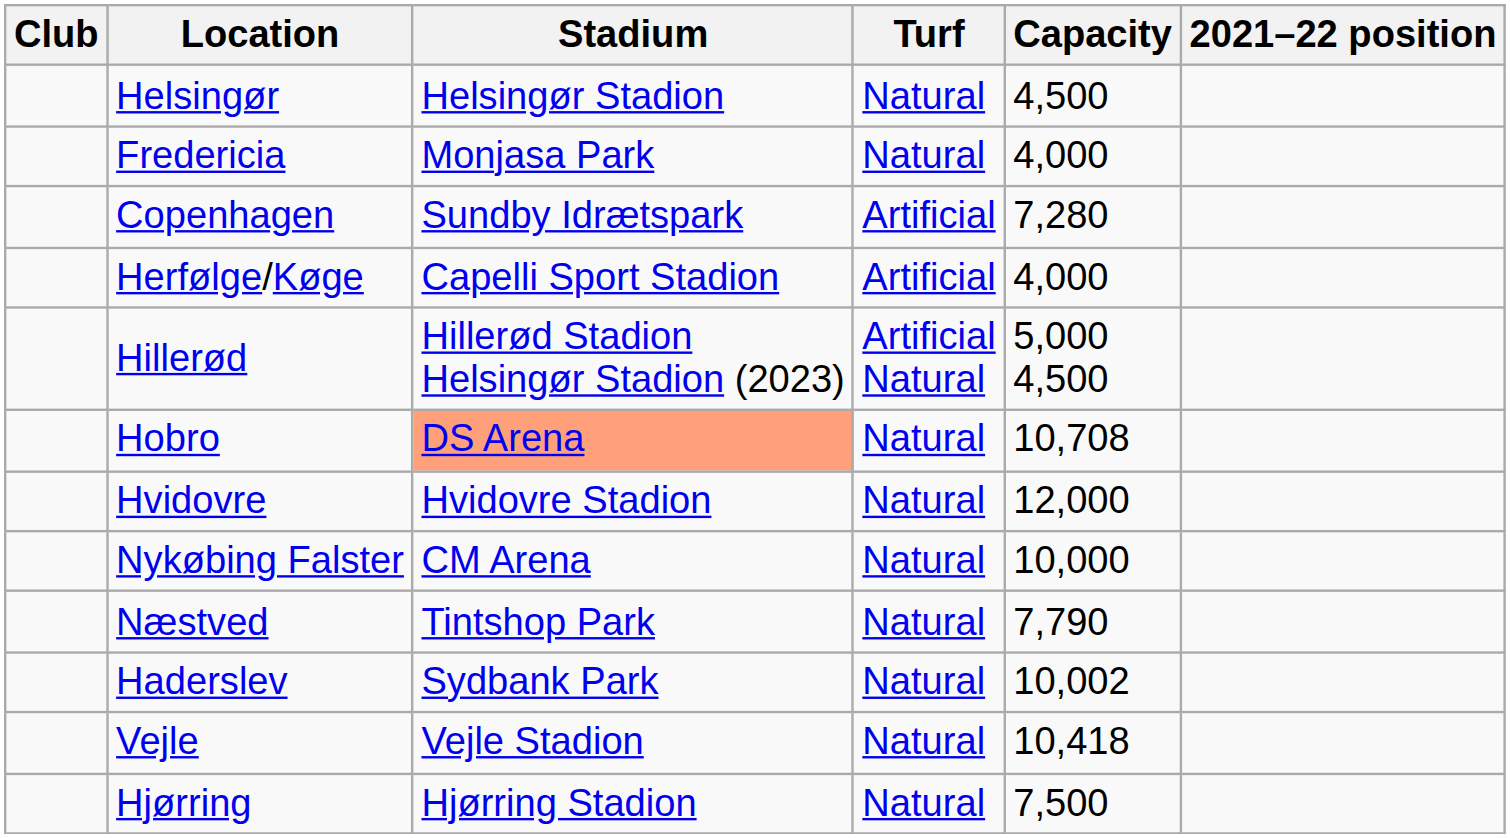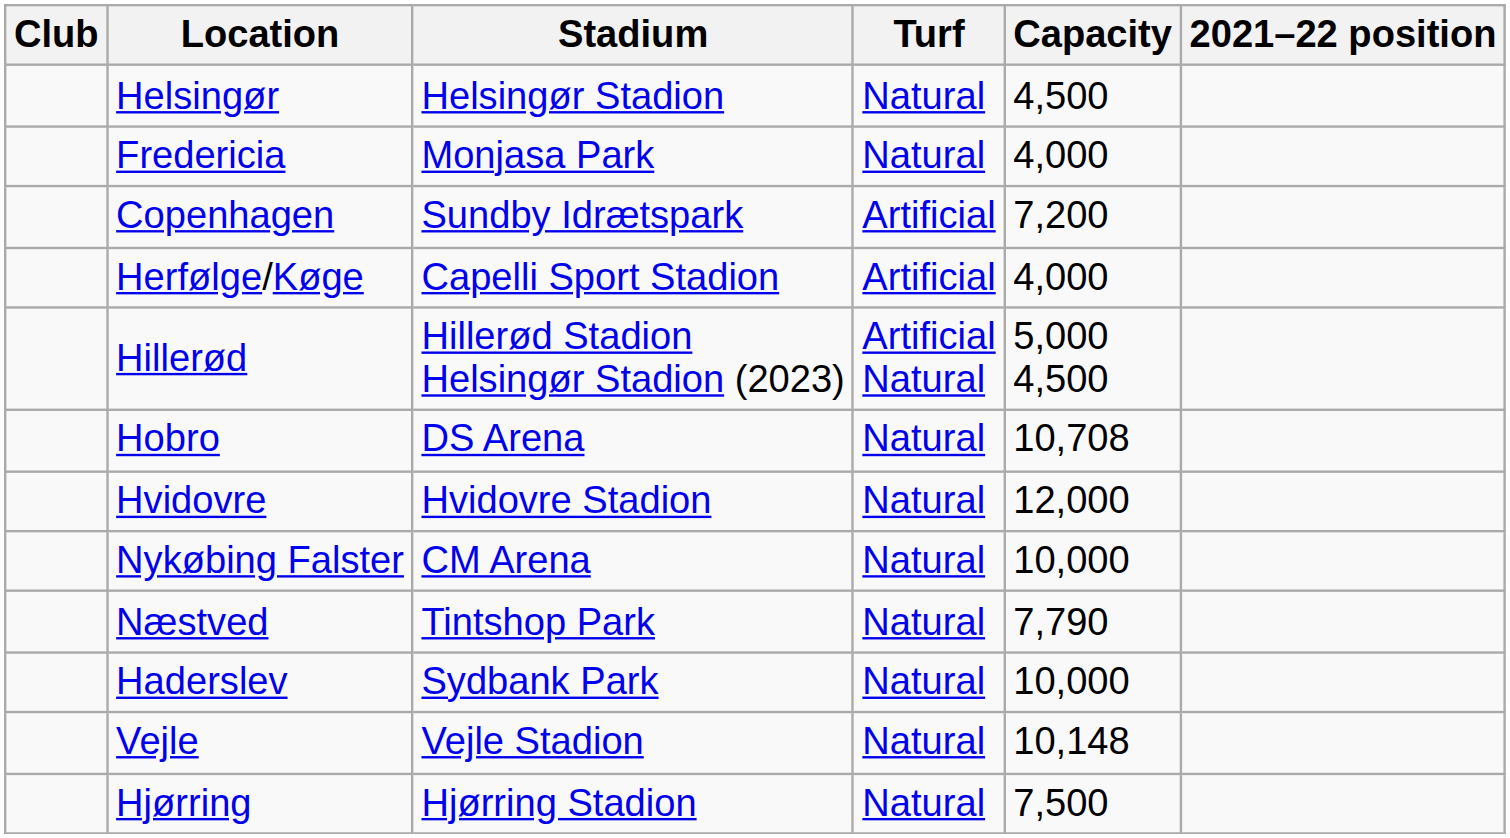(1061, 215) 7,280 -> (1061, 215) 7,200
(503, 439) lightsalmon background -> (503, 439) no background
(1071, 681) 10,002 -> (1071, 681) 10,000
(1071, 741) 10,418 -> (1071, 741) 10,148
